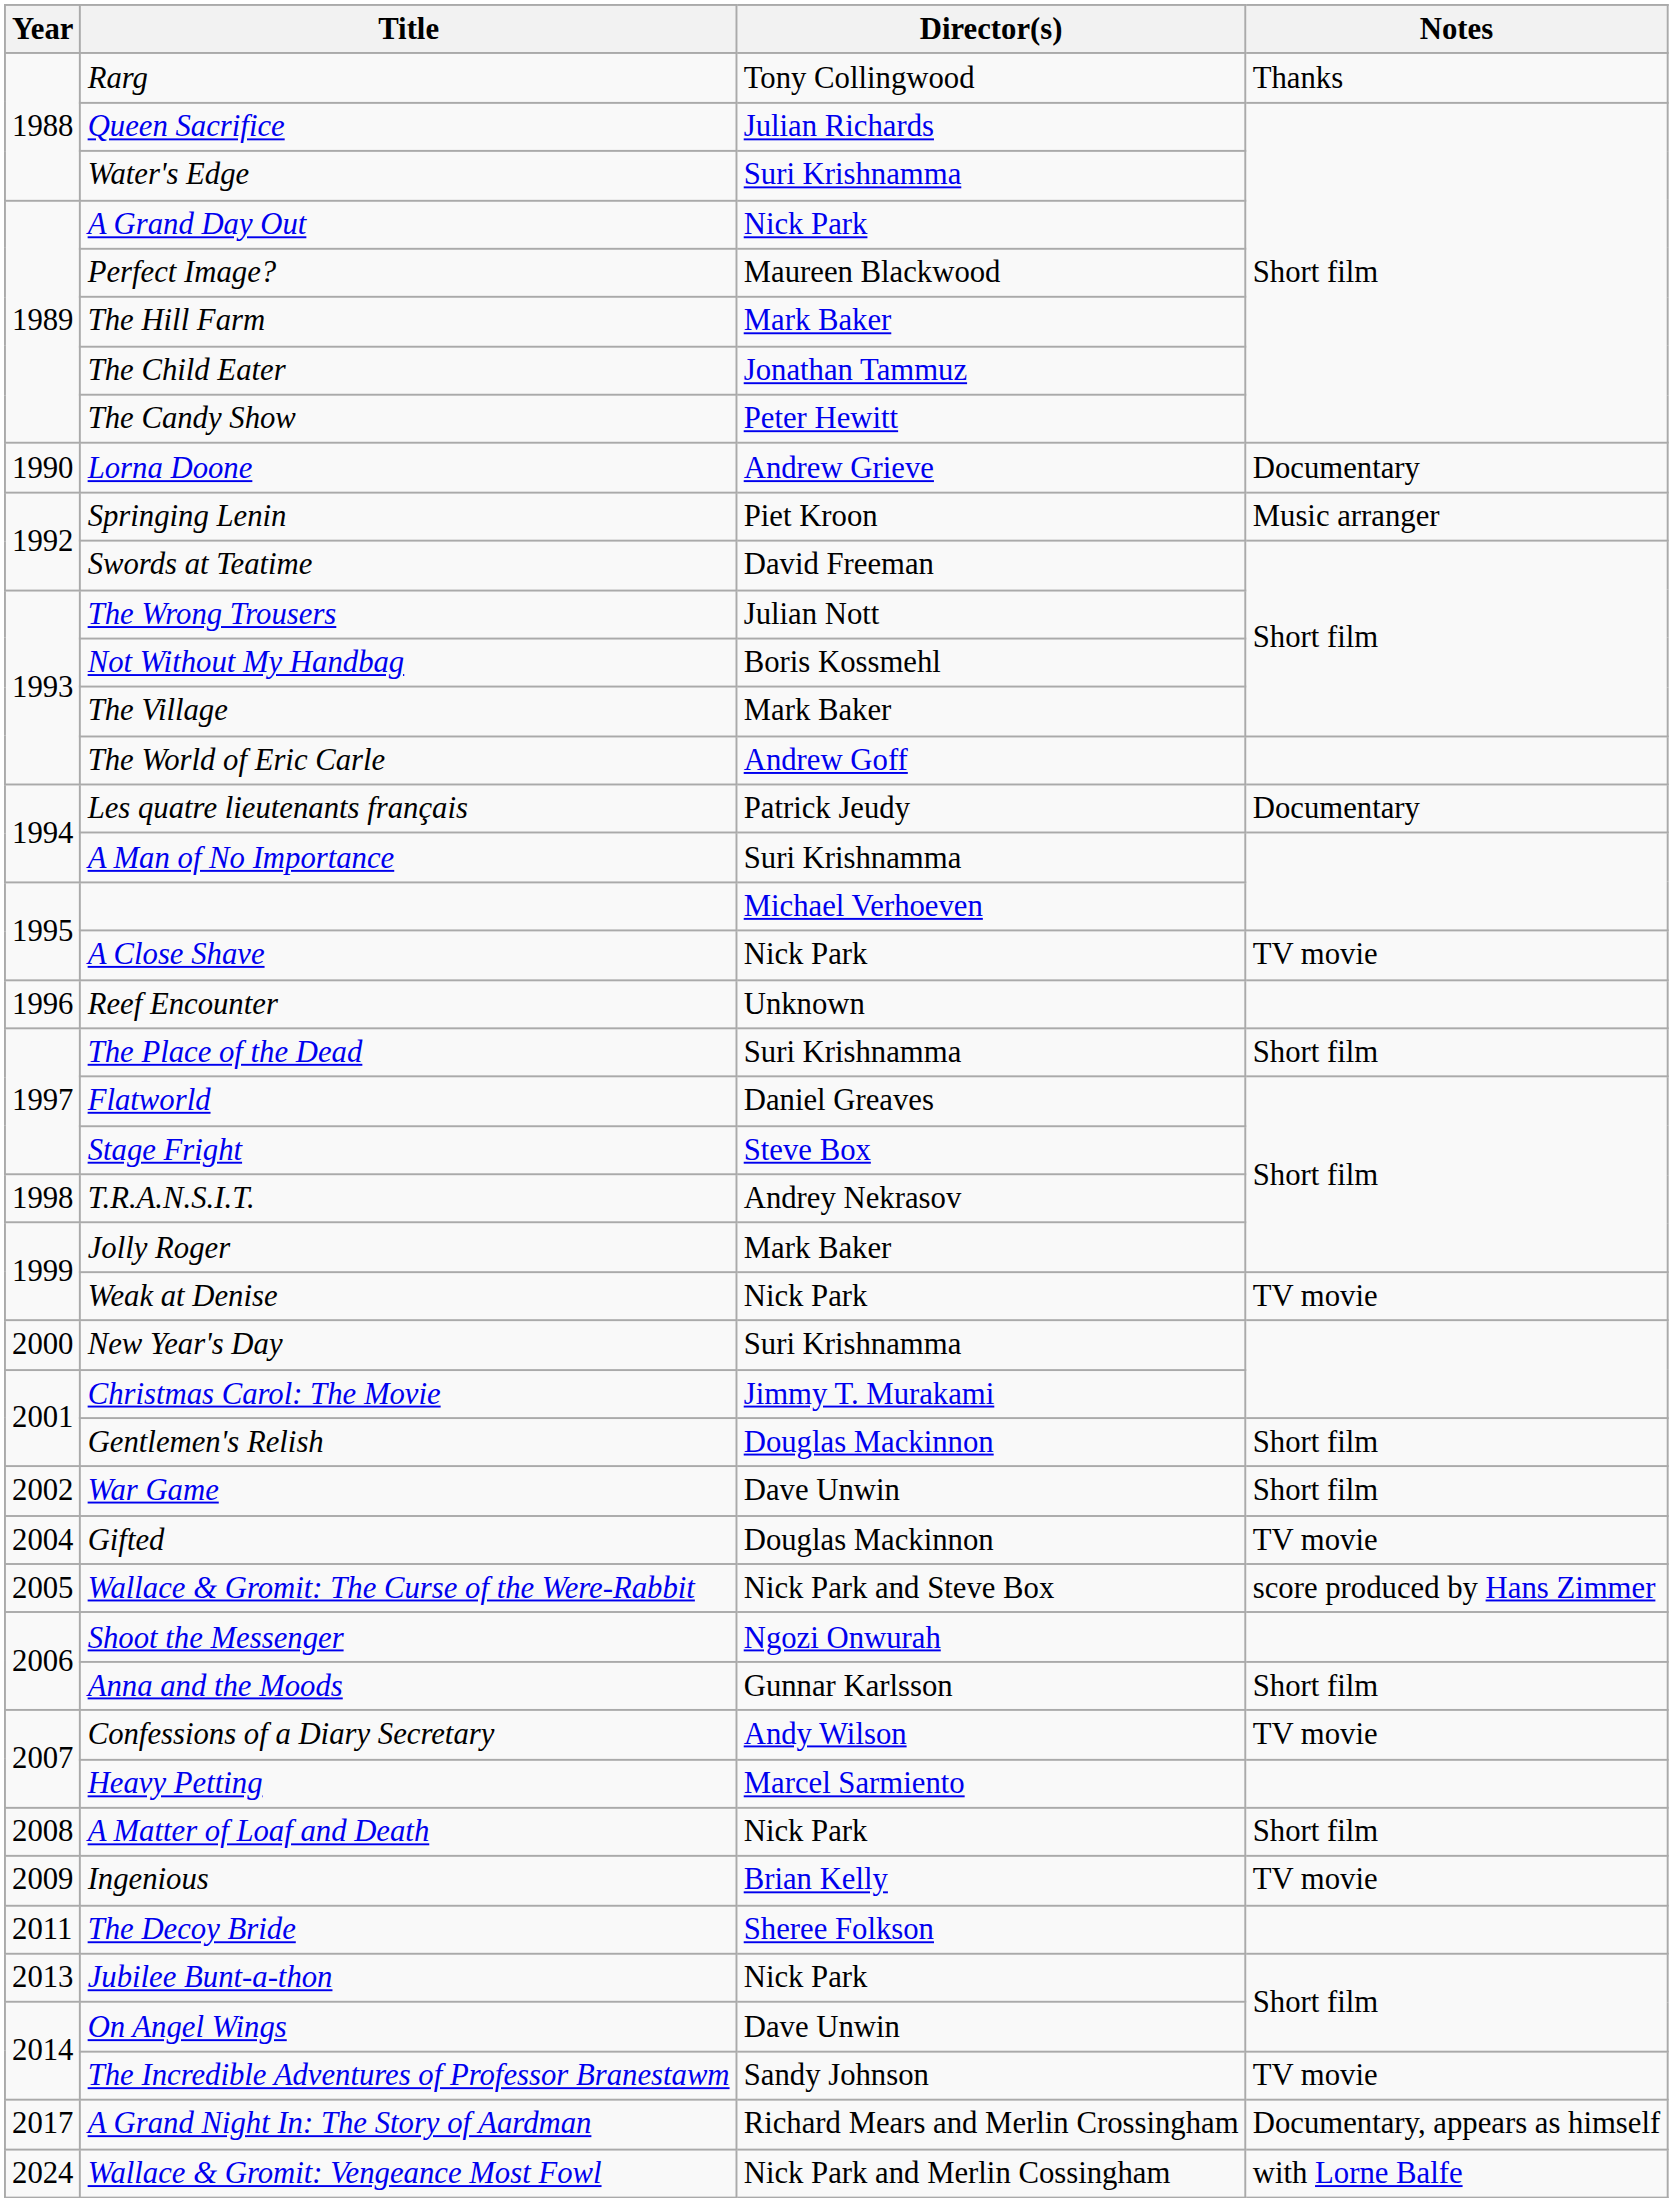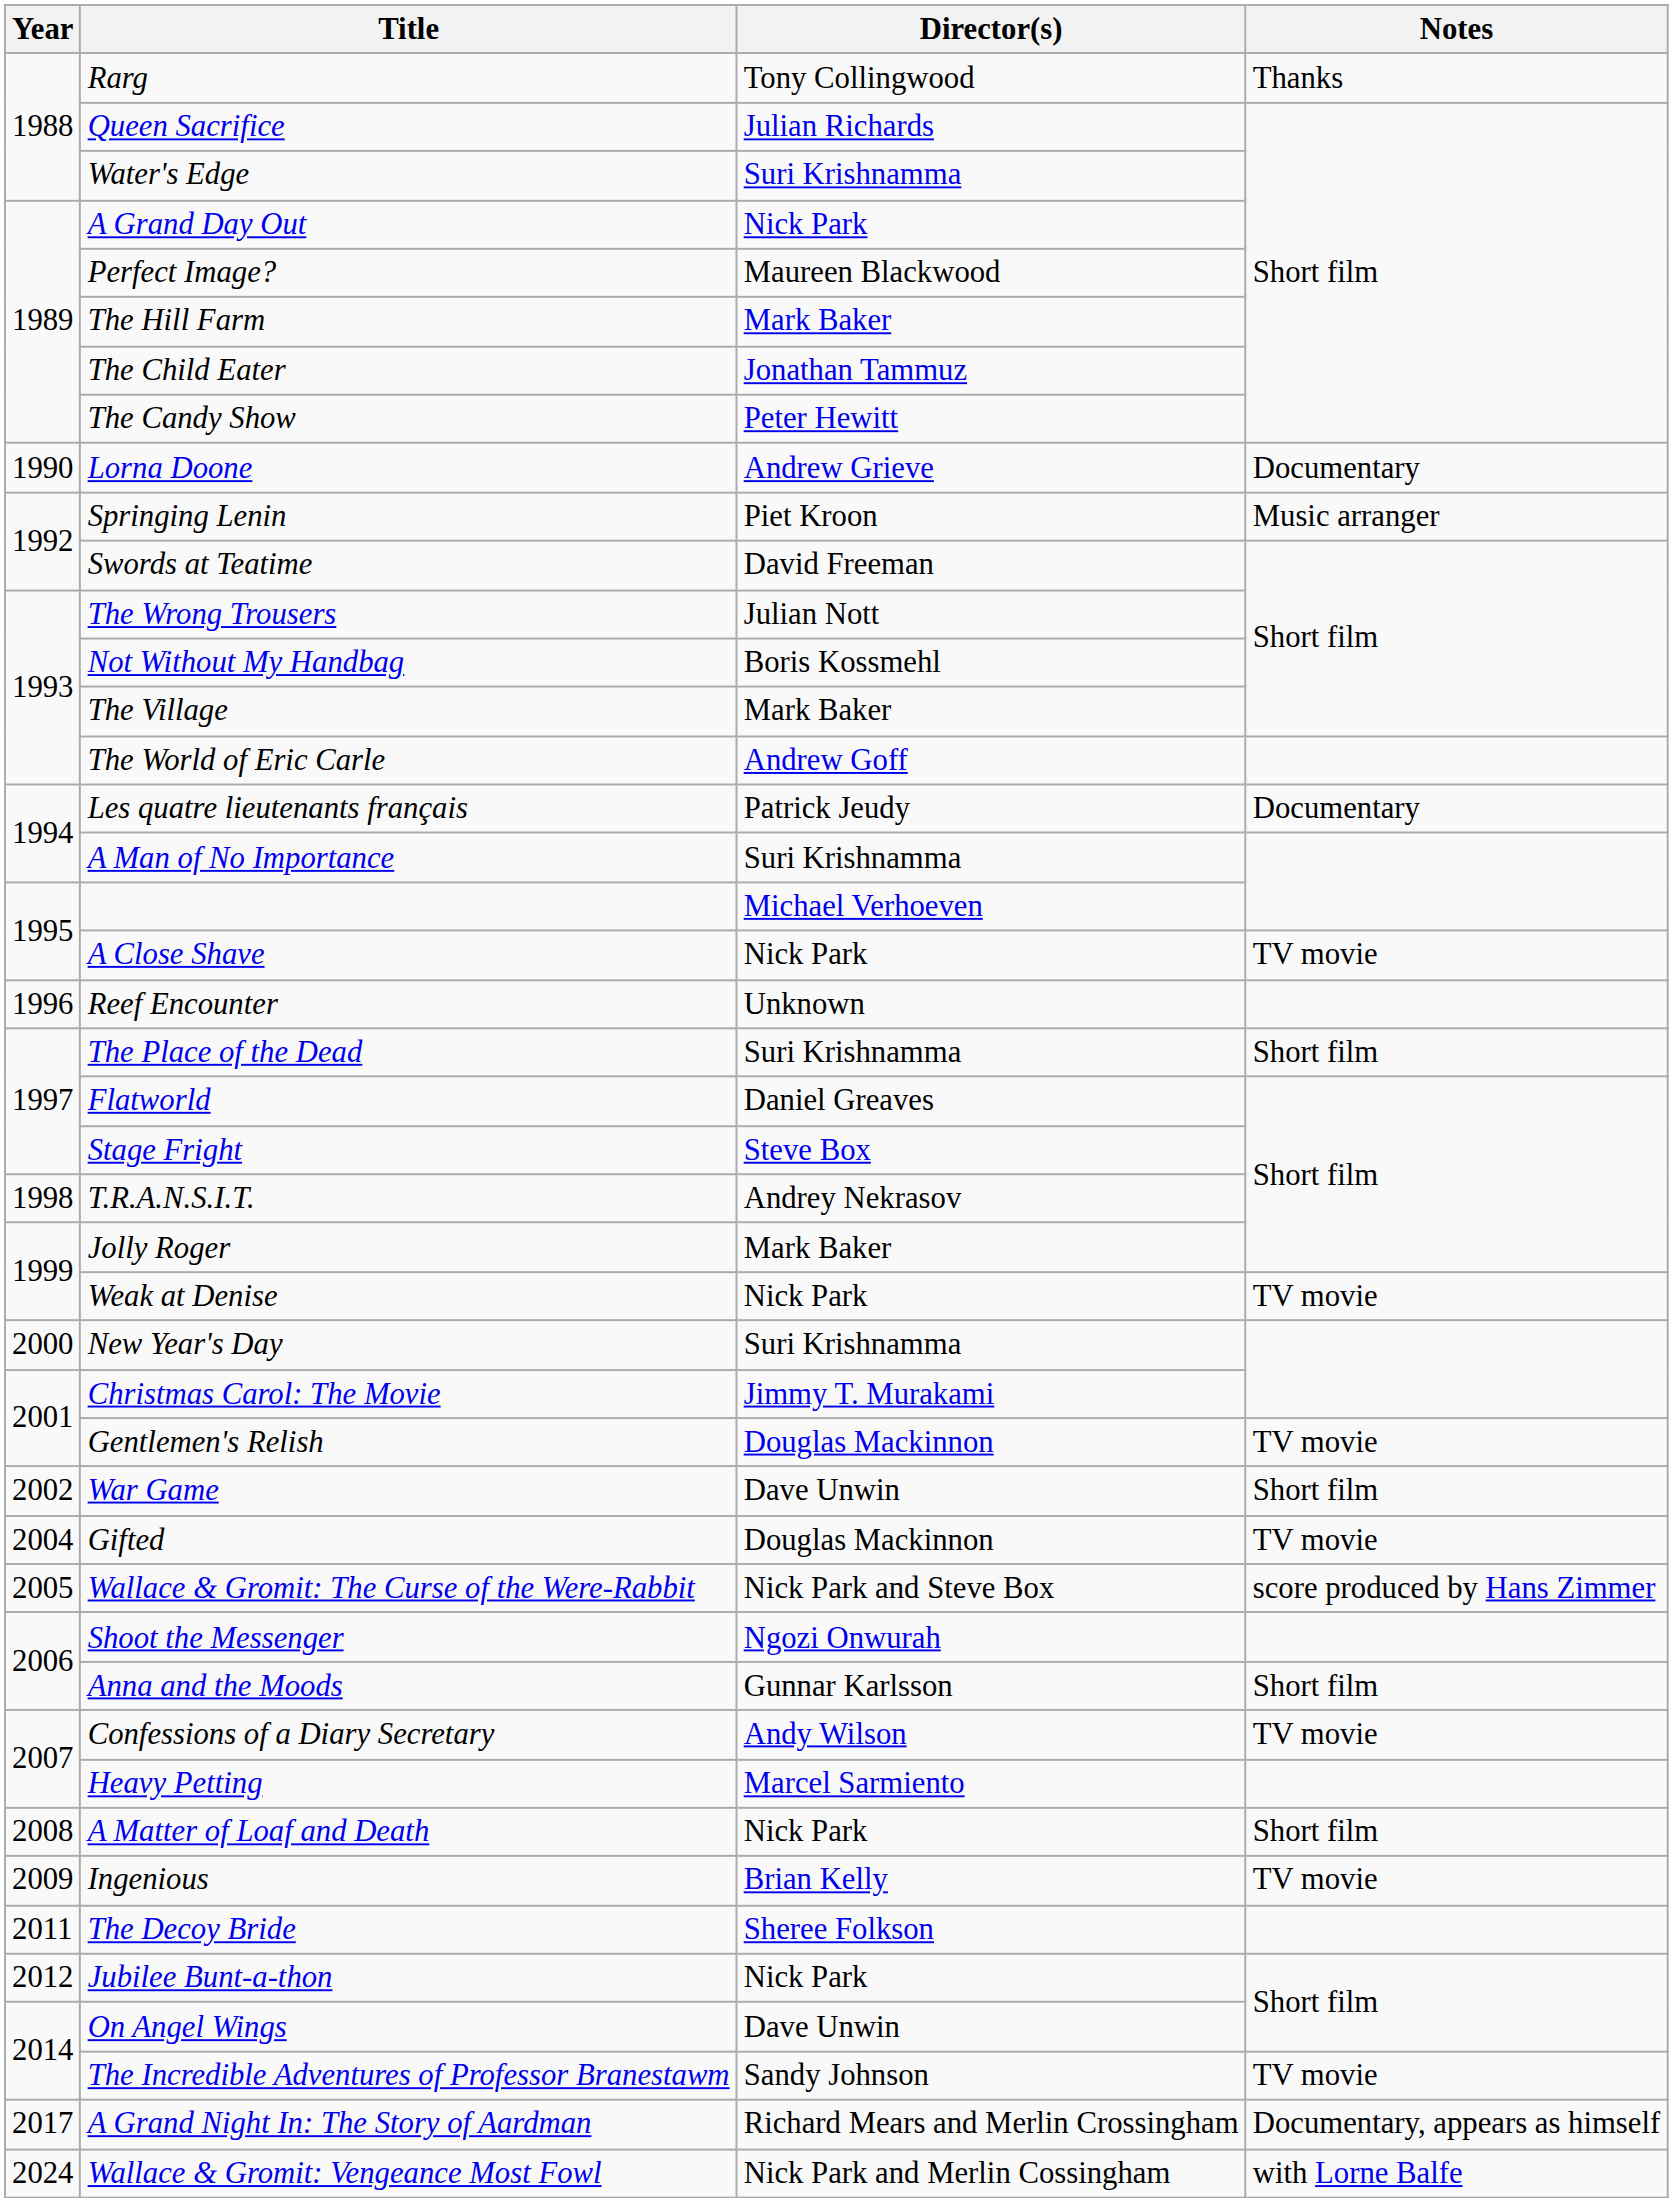(1315, 1441) Short film -> (1315, 1441) TV movie
(43, 1977) 2013 -> (43, 1977) 2012
